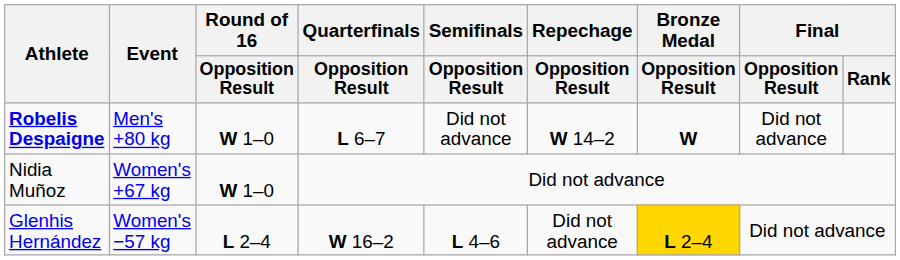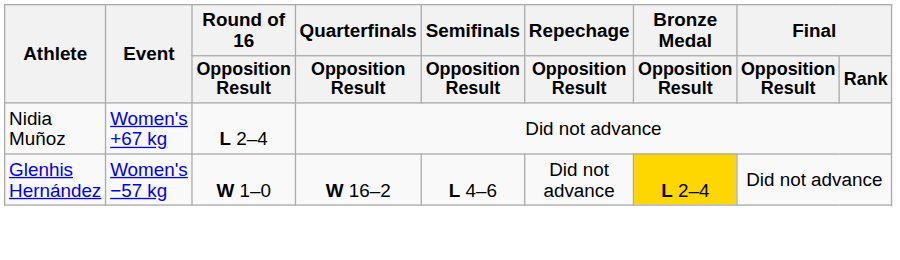- row: (57, 129)
(247, 190) W 1–0 -> (244, 139) L 2–4
(247, 241) L 2–4 -> (244, 190) W 1–0
